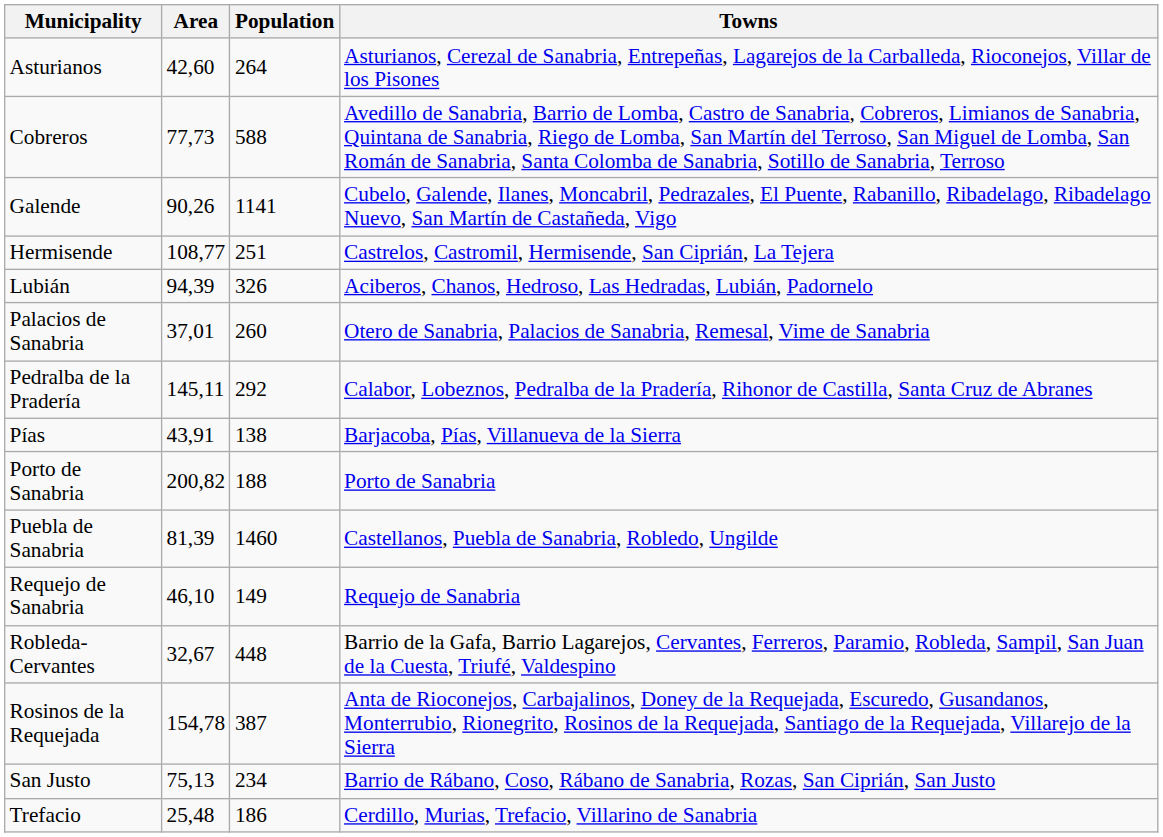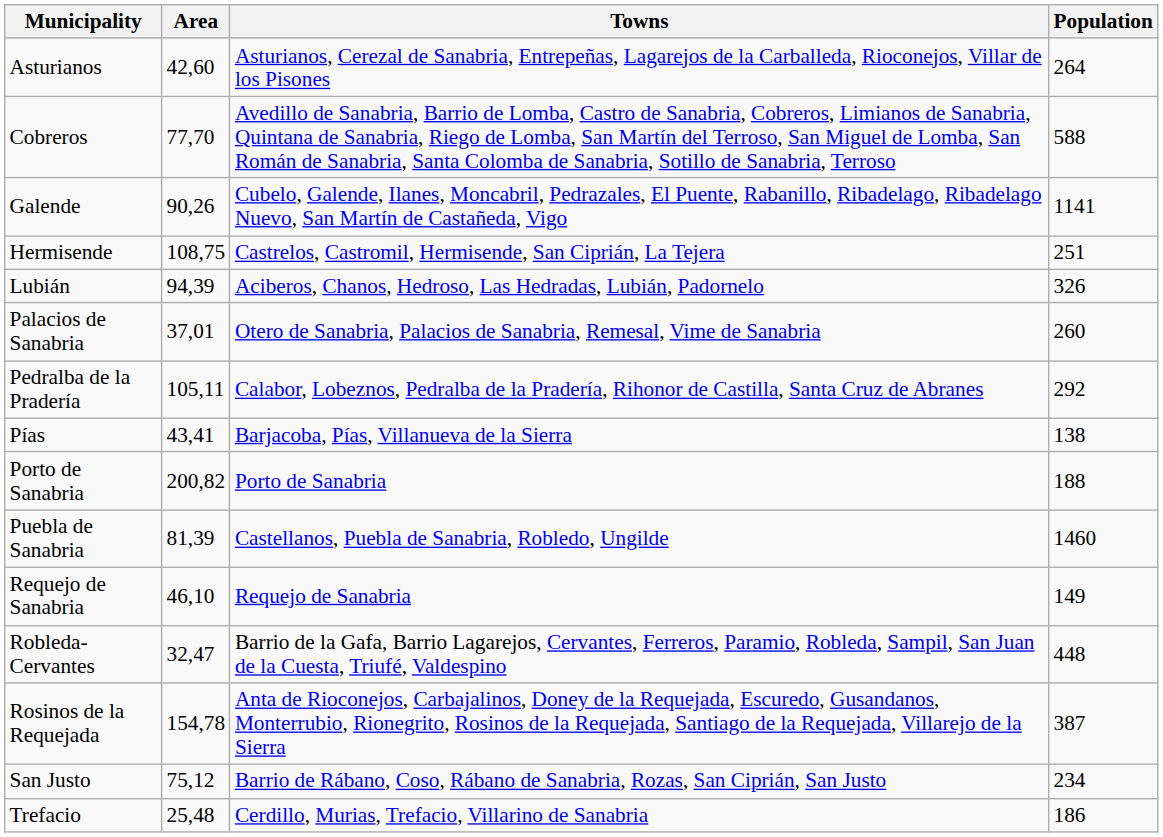columns swapped: (285, 21) <-> (748, 21)
(191, 136) 77,73 -> (191, 136) 77,70
(196, 252) 108,77 -> (196, 252) 108,75
(195, 389) 145,11 -> (195, 389) 105,11
(191, 435) 43,91 -> (191, 435) 43,41
(191, 653) 32,67 -> (191, 653) 32,47
(191, 781) 75,13 -> (191, 781) 75,12
